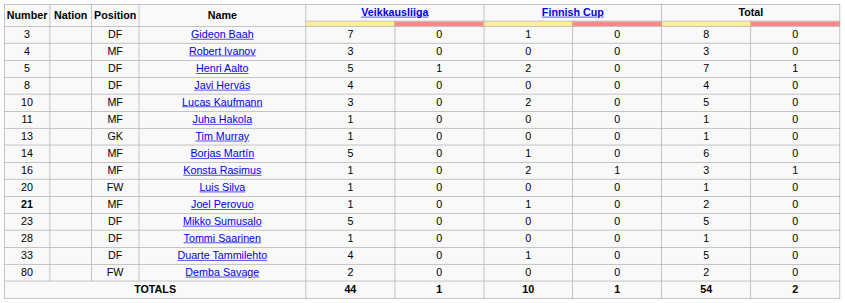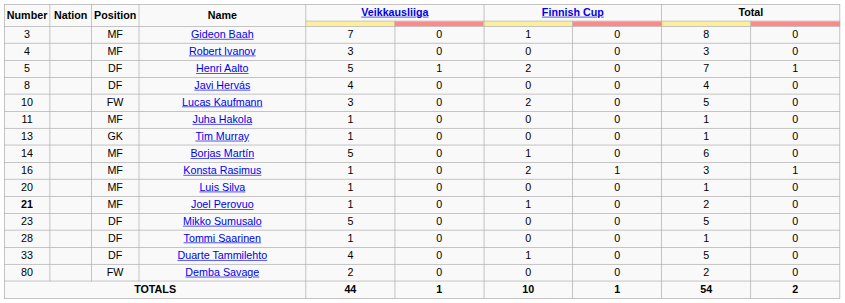(115, 34) DF -> (115, 34) MF
(115, 102) MF -> (115, 102) FW
(115, 187) FW -> (115, 187) MF
